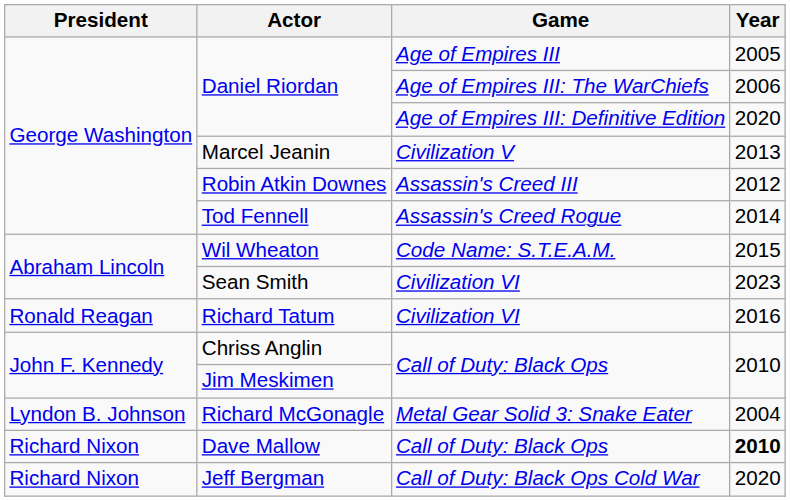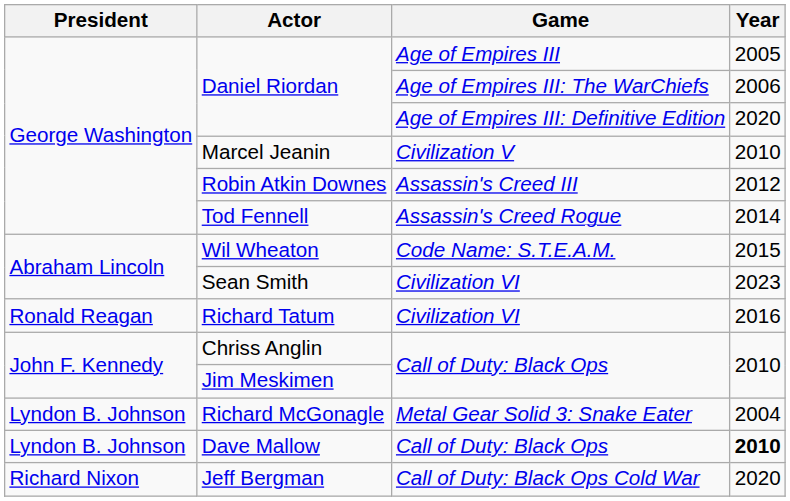(758, 151) 2013 -> (758, 151) 2010
(74, 446) Richard Nixon -> (97, 446) Lyndon B. Johnson
